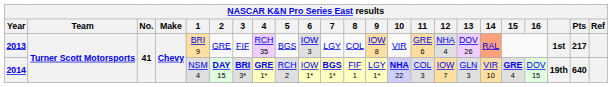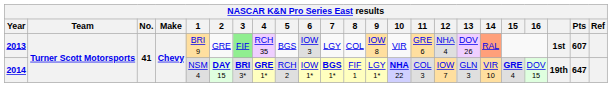(243, 46) no background -> (243, 46) lightgreen background
(579, 46) 217 -> (579, 46) 607
(579, 70) 640 -> (579, 70) 647
